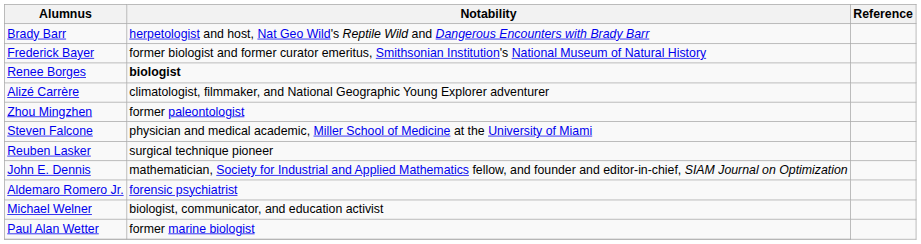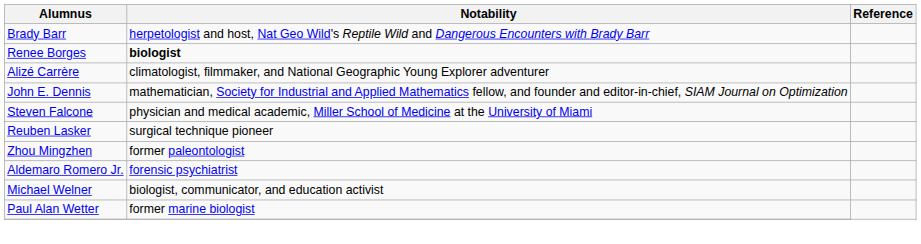- row: (51, 53)
rows swapped: (49, 170) <-> (50, 111)
